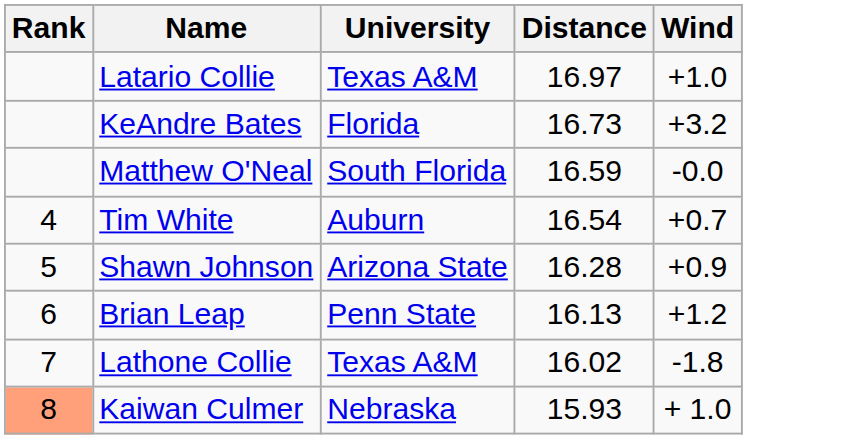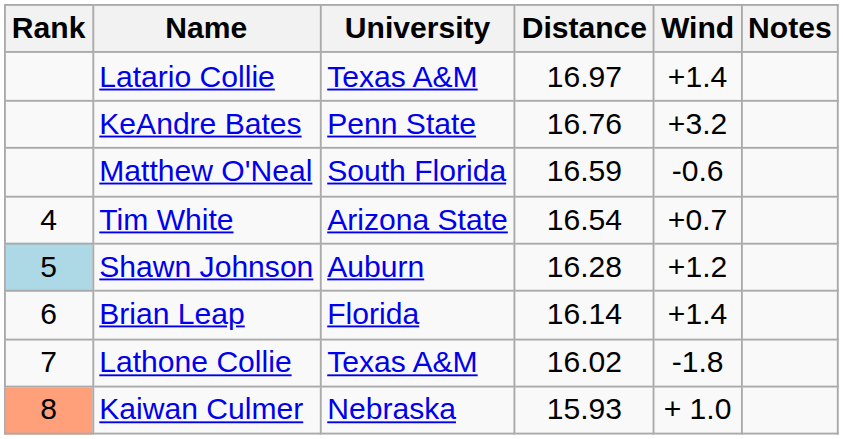+ column: (790, 28)
(698, 76) +1.0 -> (698, 76) +1.4
(373, 123) Florida -> (402, 123) Penn State
(584, 123) 16.73 -> (584, 123) 16.76
(698, 171) -0.0 -> (698, 171) -0.6
(376, 219) Auburn -> (418, 219) Arizona State
(49, 266) no background -> (49, 266) lightblue background
(418, 266) Arizona State -> (376, 266) Auburn
(698, 266) +0.9 -> (698, 266) +1.2
(402, 314) Penn State -> (373, 314) Florida
(584, 314) 16.13 -> (584, 314) 16.14
(698, 314) +1.2 -> (698, 314) +1.4
